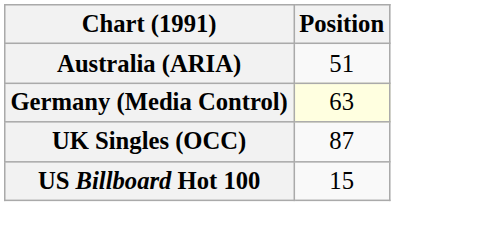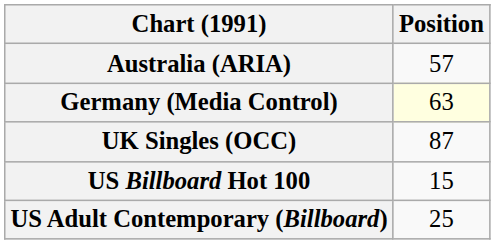(342, 63) 51 -> (441, 63) 57
+ row: (199, 219)
